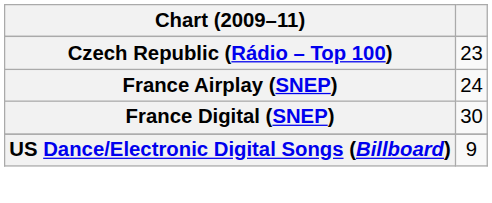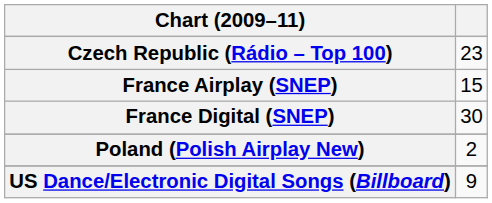(471, 85) 24 -> (471, 85) 15
+ row: (230, 149)
